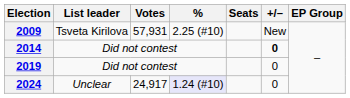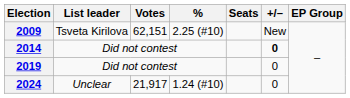(150, 31) 57,931 -> (150, 31) 62,151
(150, 84) 24,917 -> (150, 84) 21,917
(198, 84) lavender background -> (198, 84) no background
